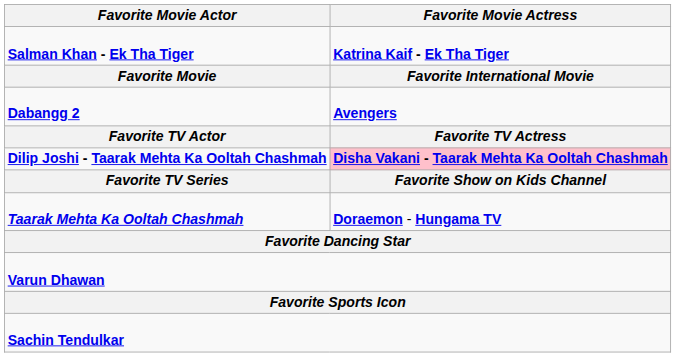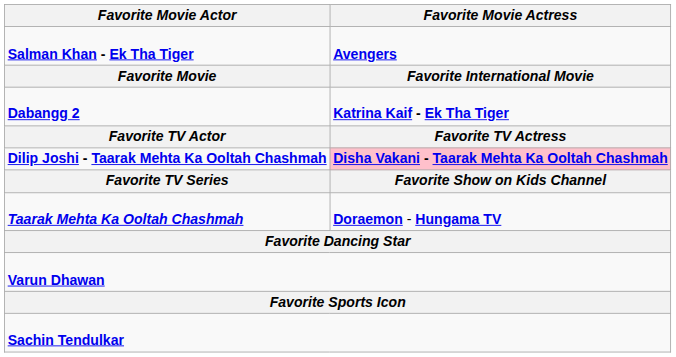(421, 53) Katrina Kaif - Ek Tha Tiger -> (365, 53) Avengers
(365, 114) Avengers -> (421, 114) Katrina Kaif - Ek Tha Tiger
